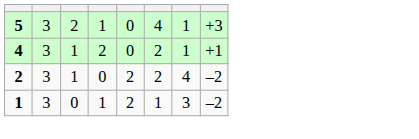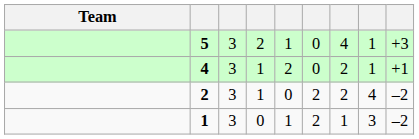+ column: (98, 17)
